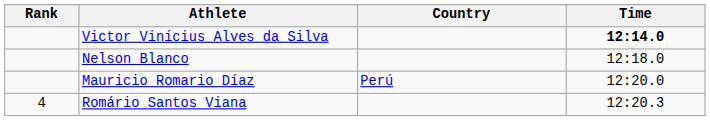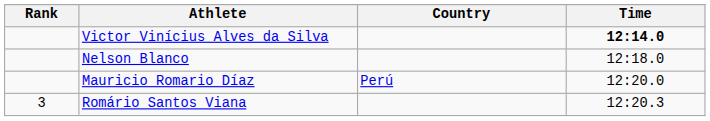(42, 104) 4 -> (42, 104) 3
